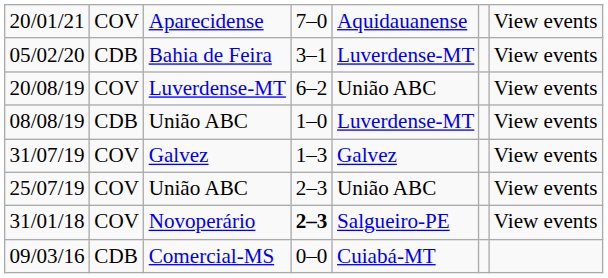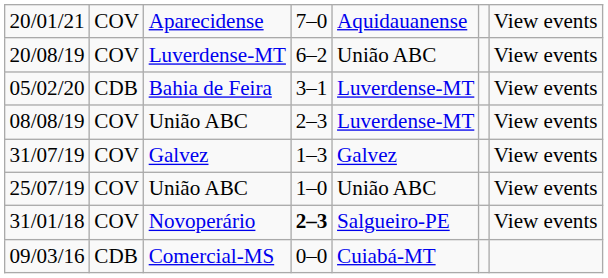rows swapped: (47, 54) <-> (47, 88)
(116, 121) CDB -> (117, 121) COV
(311, 121) 1–0 -> (311, 121) 2–3
(311, 188) 2–3 -> (311, 188) 1–0
